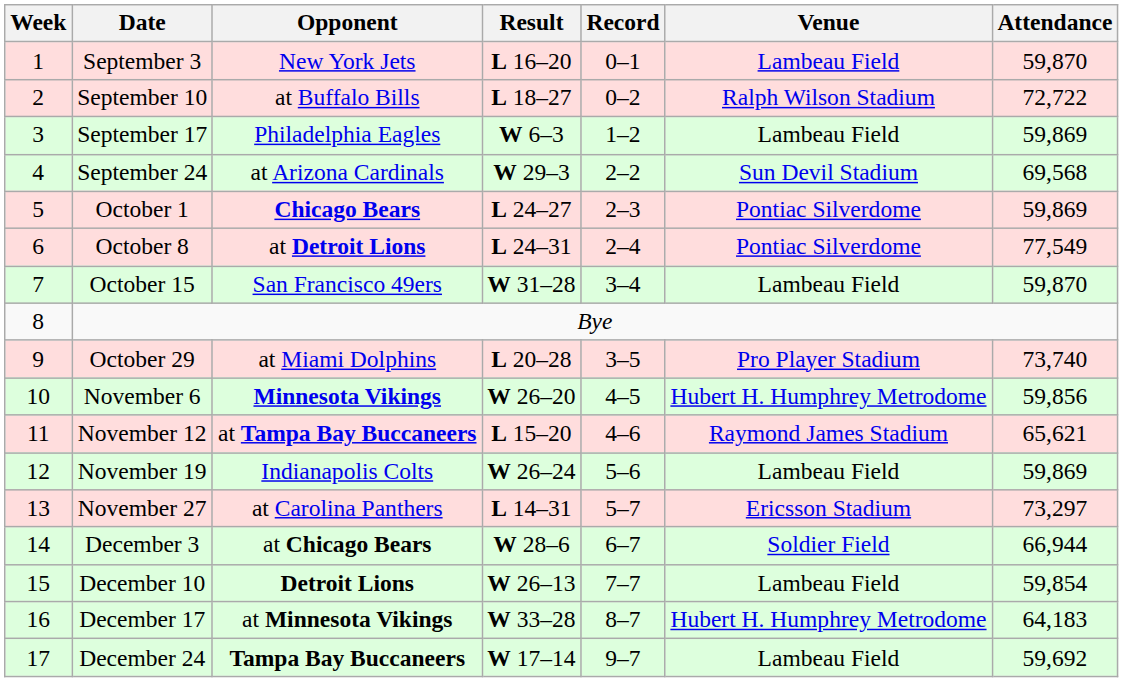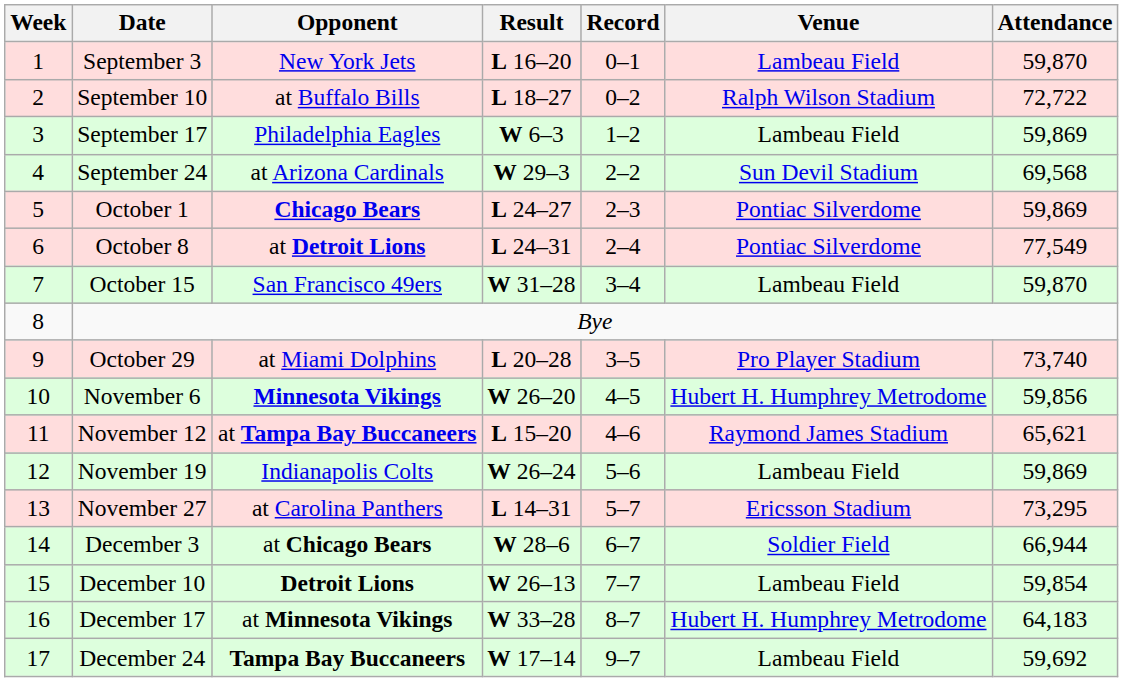(1055, 508) 73,297 -> (1055, 508) 73,295
